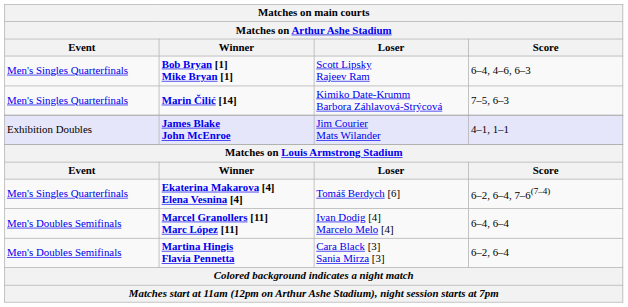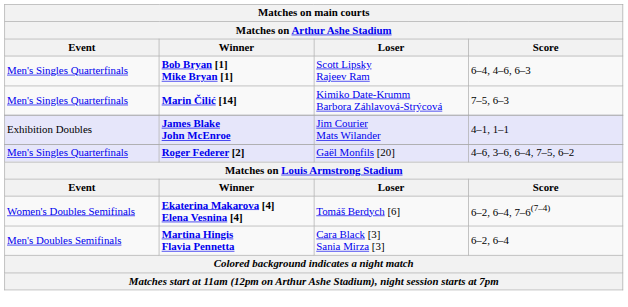+ row: (203, 153)
(68, 194) Men's Singles Quarterfinals -> (71, 211) Women's Doubles Semifinals
- row: (215, 223)
